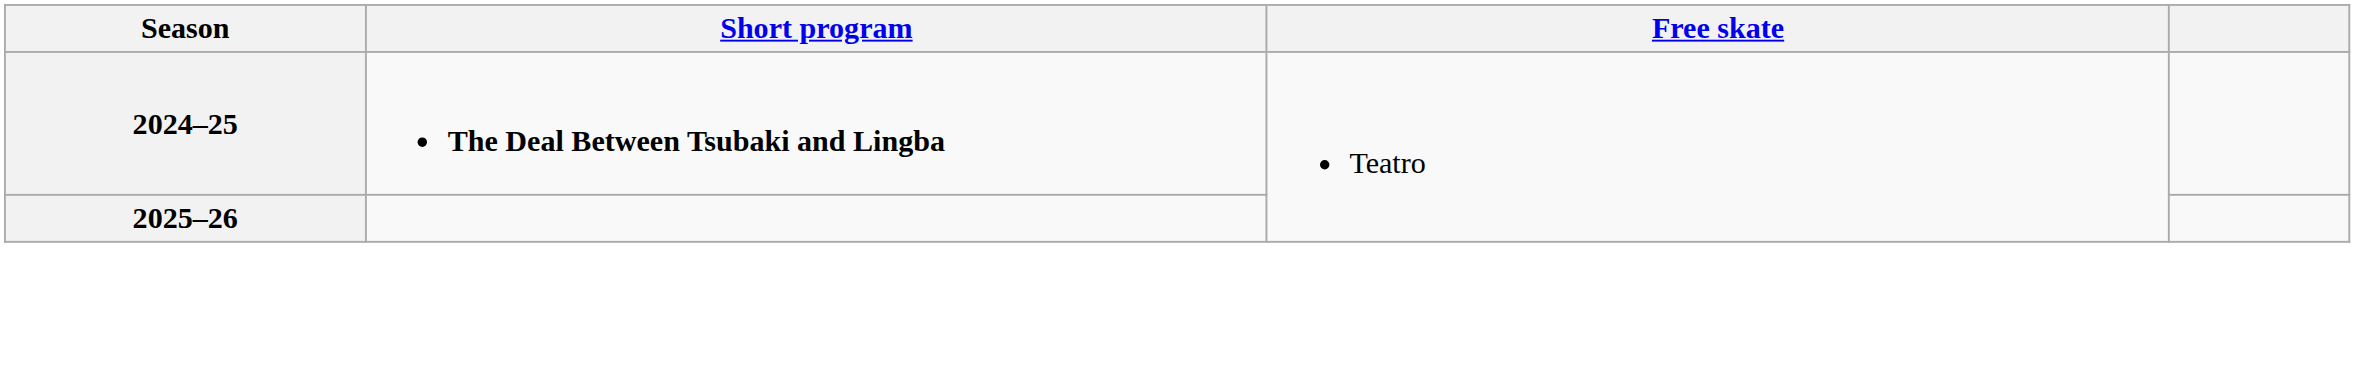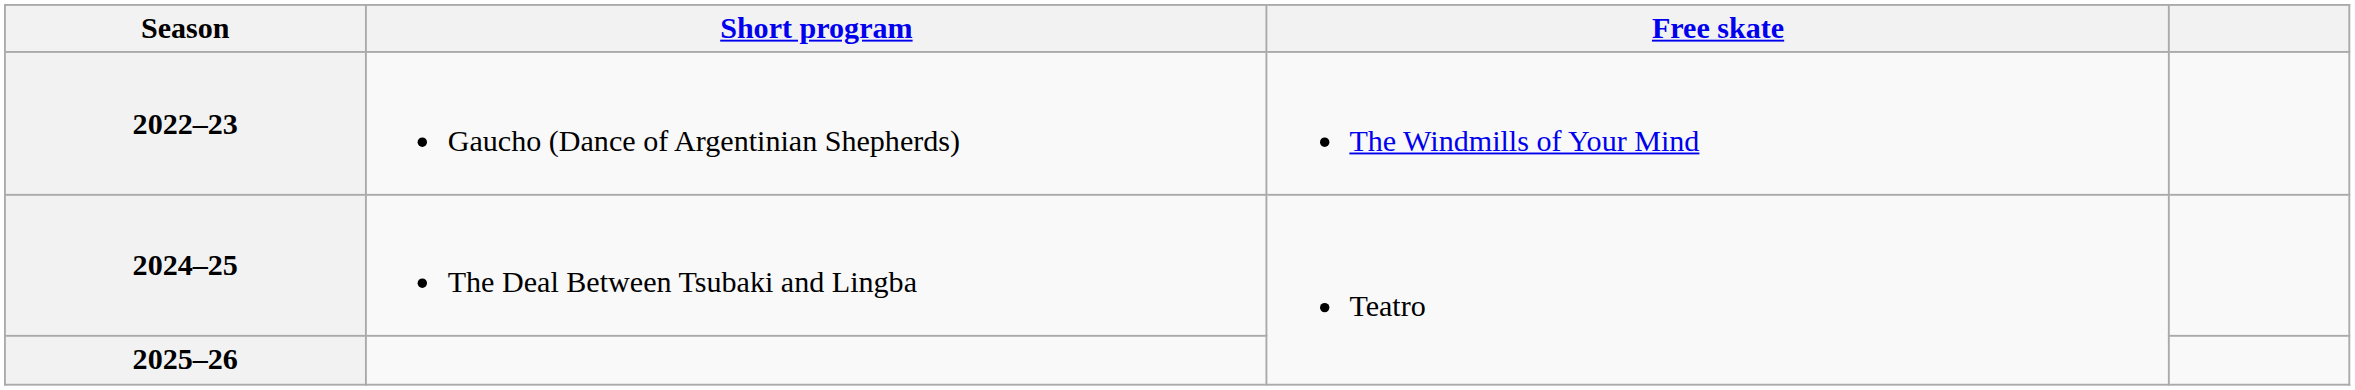+ row: (185, 123)
(816, 140) bold -> (816, 282) normal
